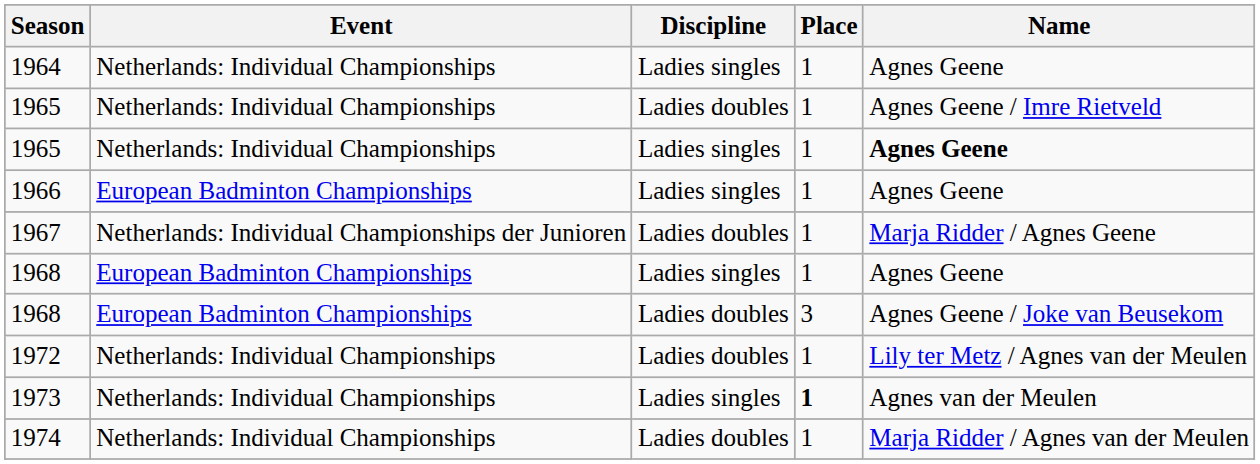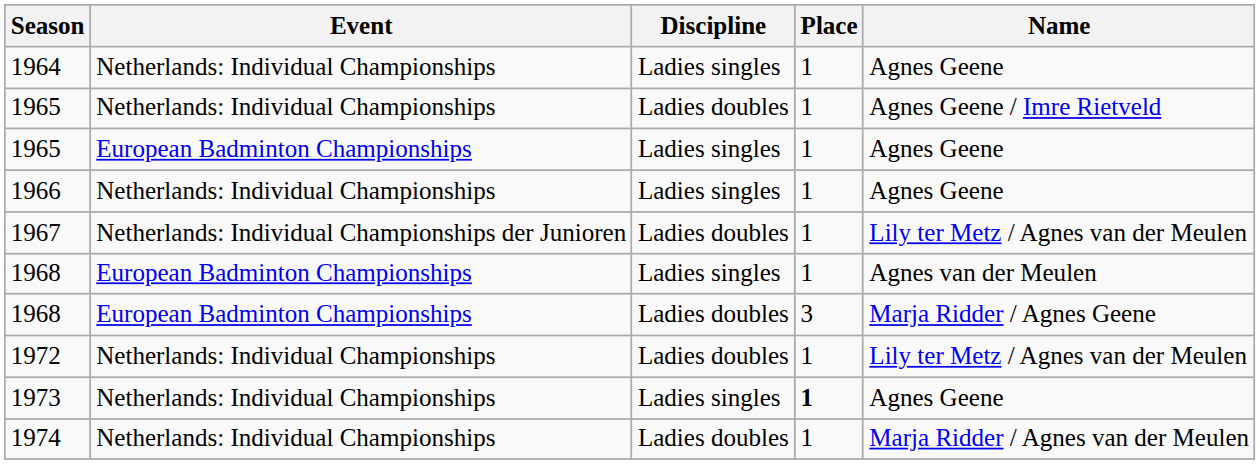(296, 149) Netherlands: Individual Championships -> (284, 149) European Badminton Championships
(939, 149) bold -> (936, 149) normal
(284, 190) European Badminton Championships -> (296, 190) Netherlands: Individual Championships
(1013, 232) Marja Ridder / Agnes Geene -> (1058, 232) Lily ter Metz / Agnes van der Meulen
(936, 273) Agnes Geene -> (983, 273) Agnes van der Meulen
(1046, 314) Agnes Geene / Joke van Beusekom -> (1013, 314) Marja Ridder / Agnes Geene
(983, 397) Agnes van der Meulen -> (936, 397) Agnes Geene
